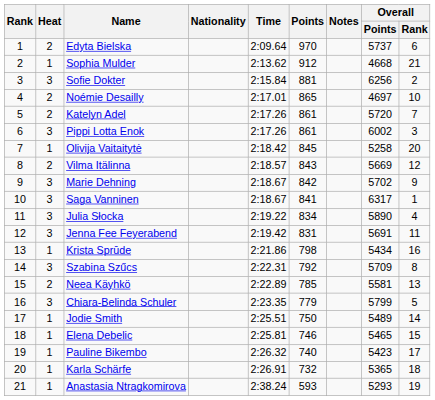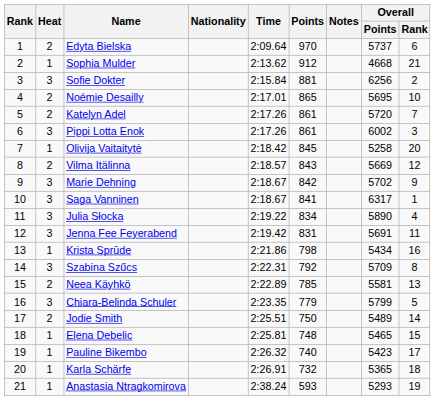(380, 98) 4697 -> (380, 98) 5695
(50, 319) 1 -> (50, 319) 2
(308, 336) 746 -> (308, 336) 748
